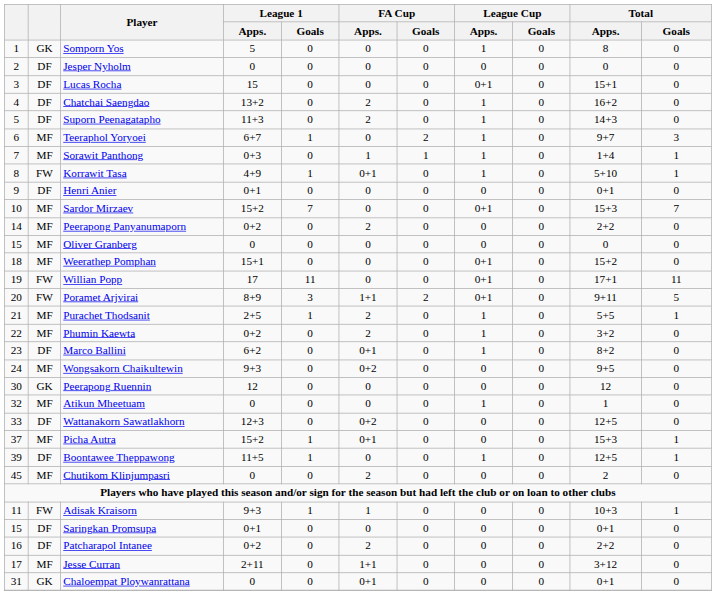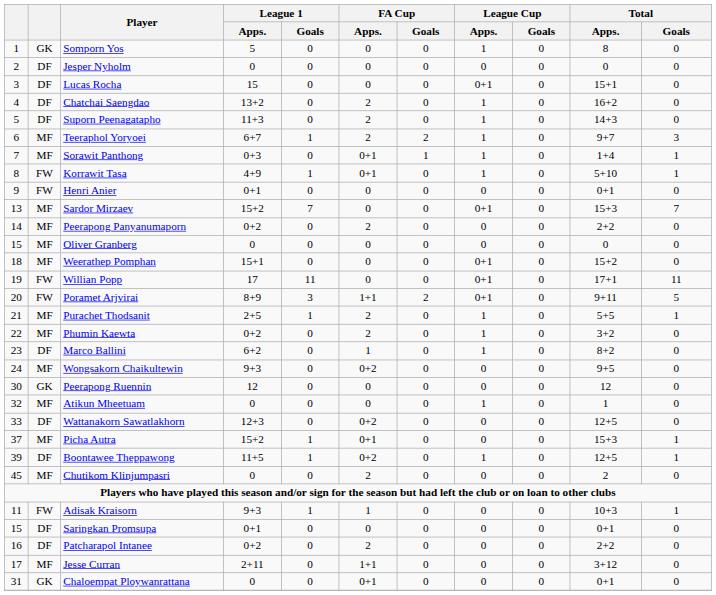(368, 137) 0 -> (368, 137) 2
(368, 155) 1 -> (368, 155) 0+1
(45, 191) DF -> (45, 191) FW
(16, 208) 10 -> (16, 208) 13
(368, 350) 0+1 -> (368, 350) 1
(368, 457) 0 -> (368, 457) 0+2
